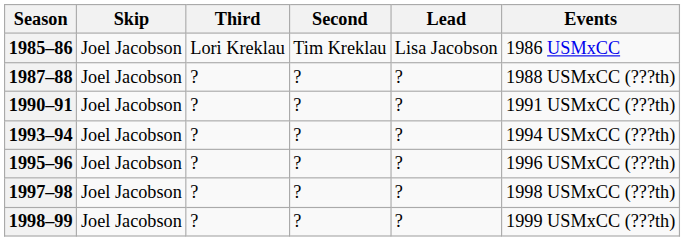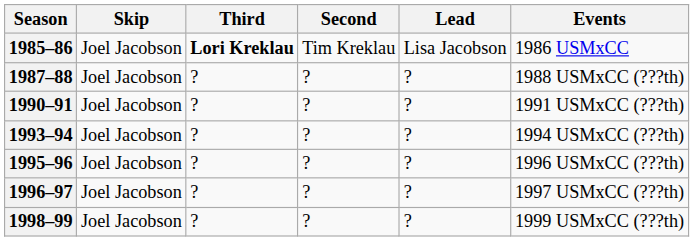(238, 47) normal -> (242, 47) bold
+ row: (41, 192)
- row: (41, 192)
